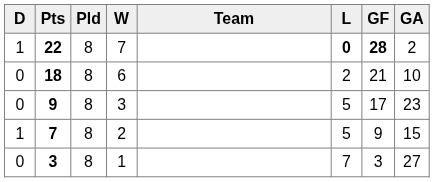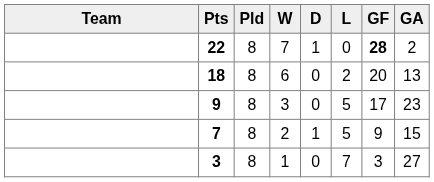columns swapped: (234, 18) <-> (20, 18)
(346, 47) bold -> (346, 47) normal
(378, 76) 21 -> (378, 76) 20
(412, 76) 10 -> (412, 76) 13
